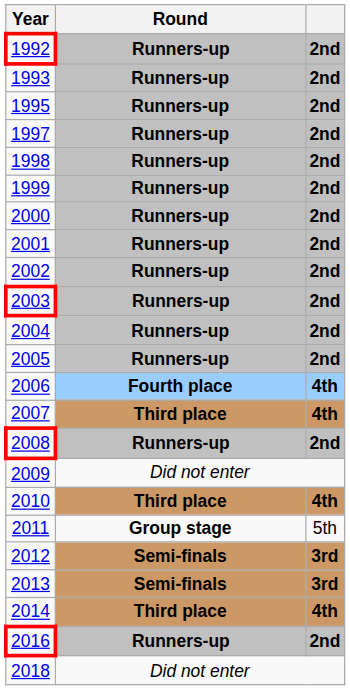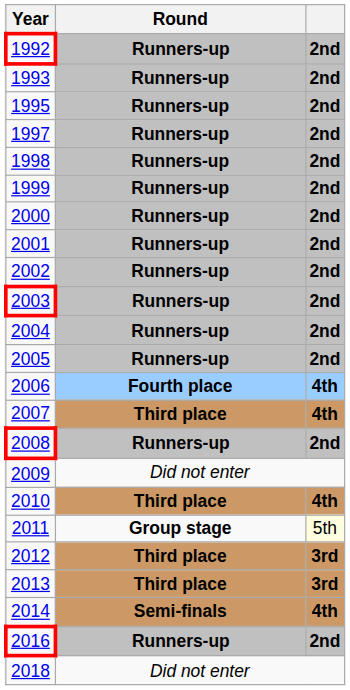(325, 529) no background -> (325, 529) lightyellow background
(180, 556) Semi-finals -> (180, 556) Third place
(180, 584) Semi-finals -> (180, 584) Third place
(180, 612) Third place -> (180, 612) Semi-finals
